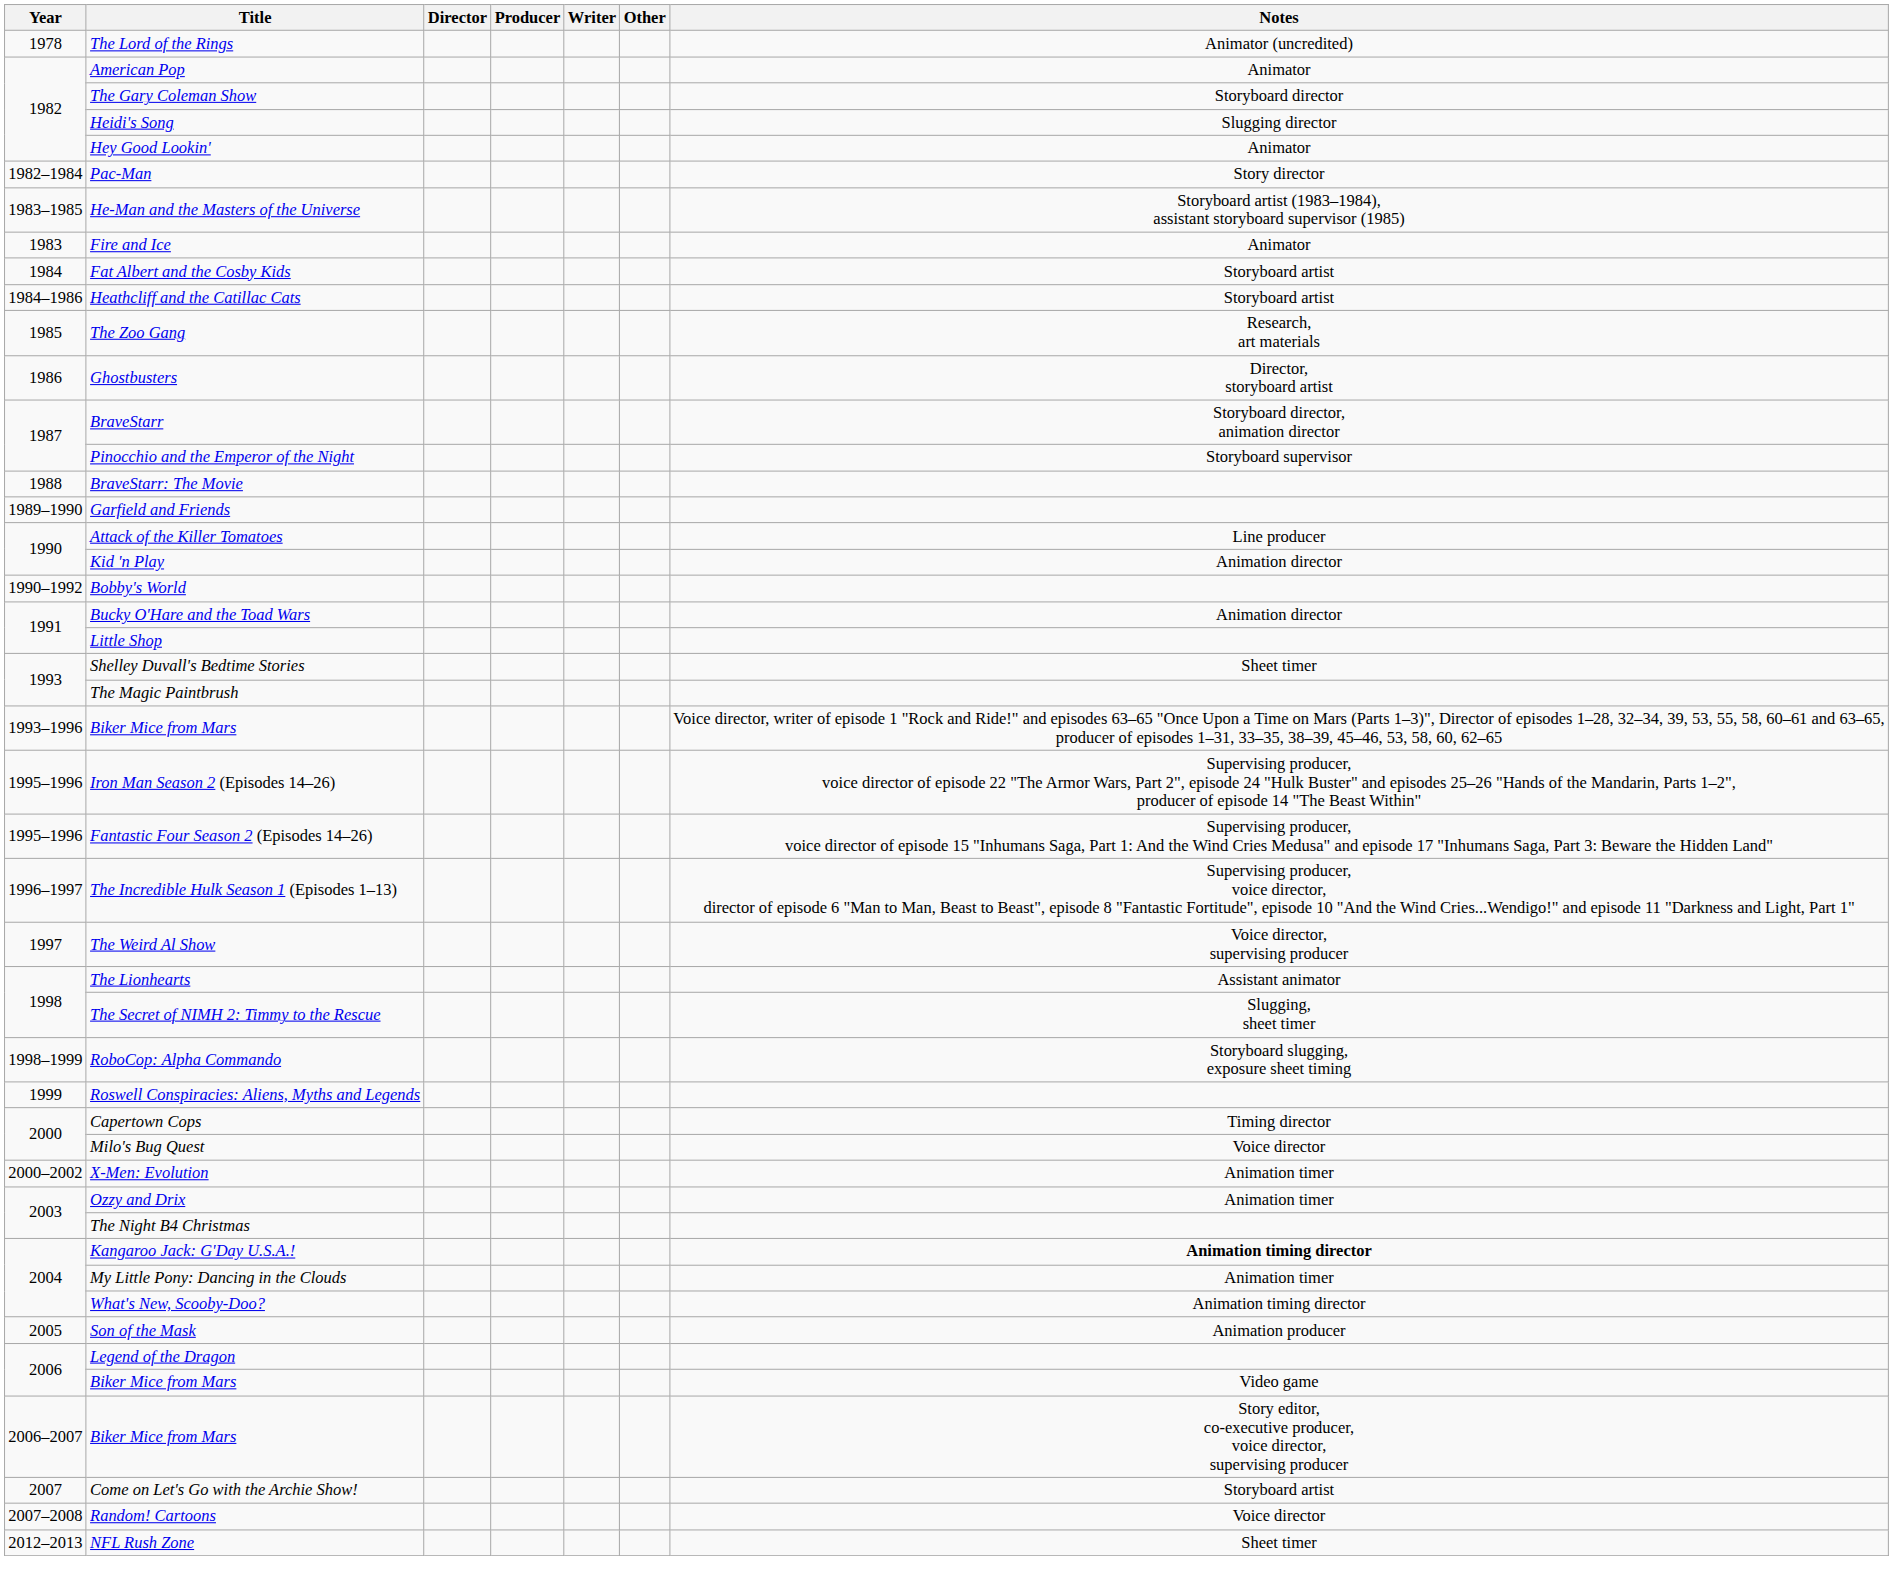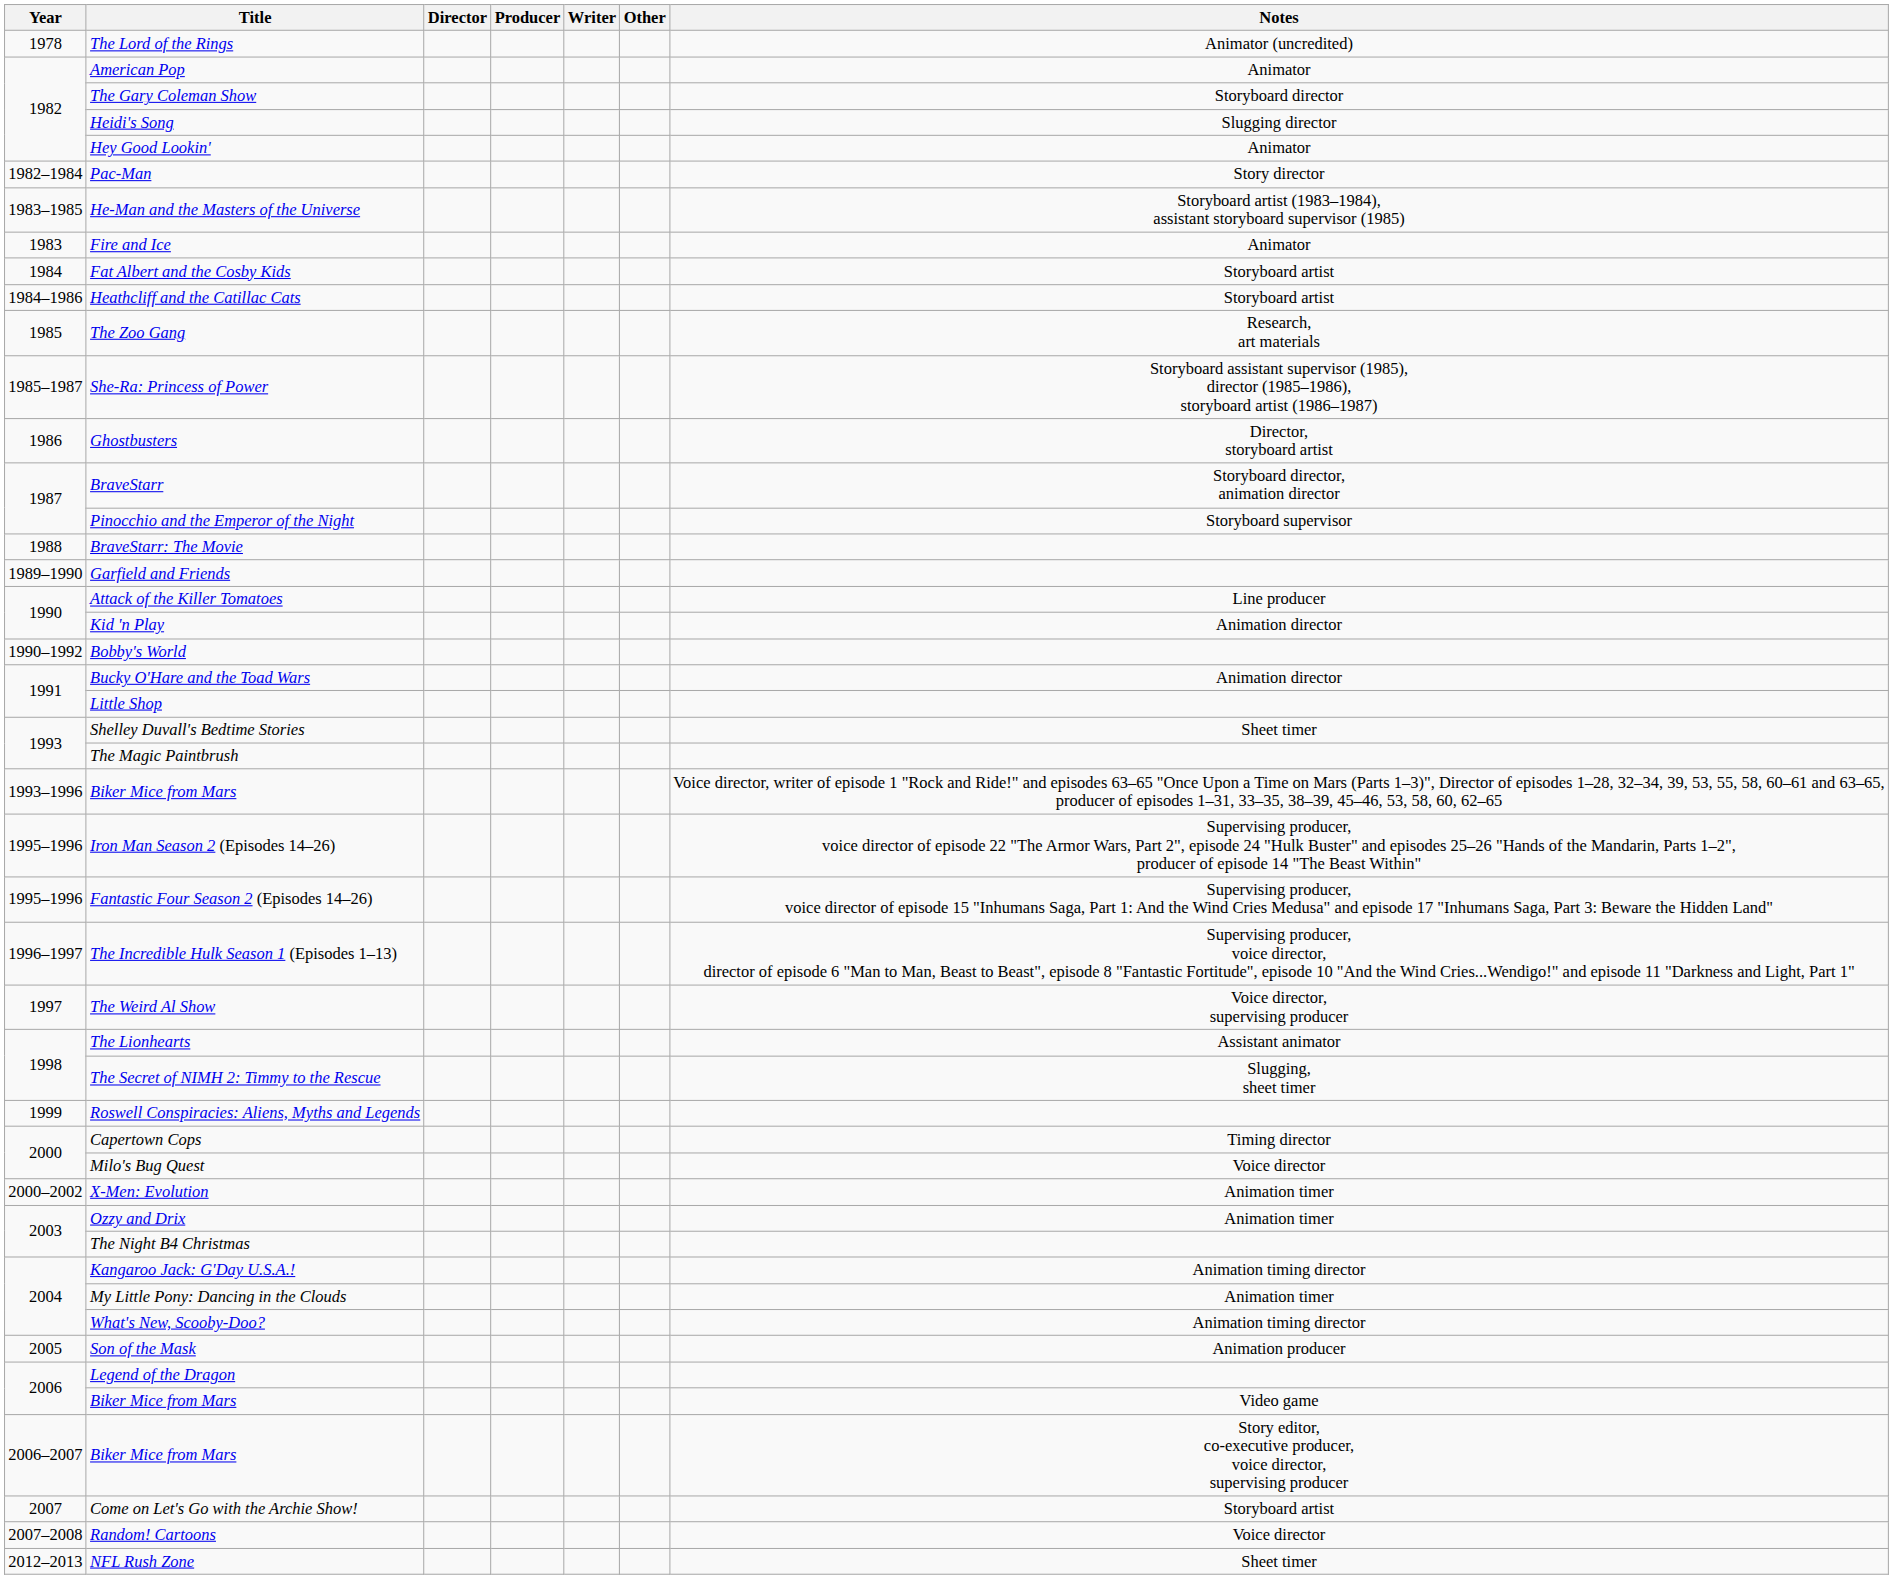+ row: (45, 386)
- row: (45, 1059)
(1279, 1251) bold -> (1279, 1270) normal
